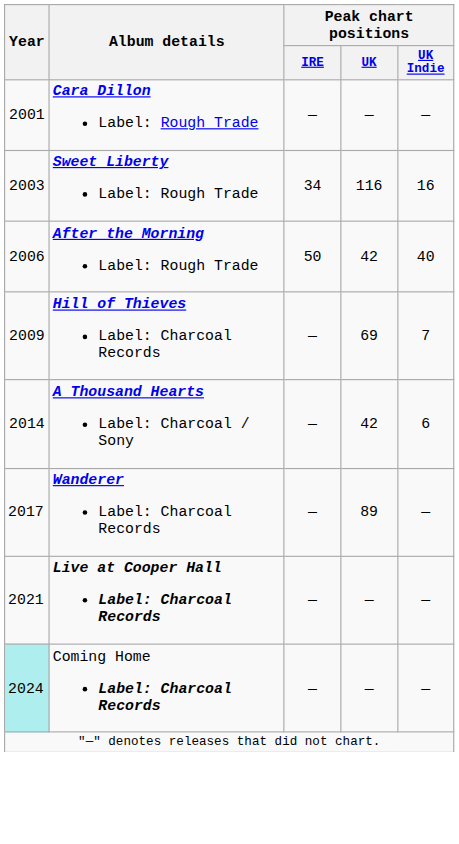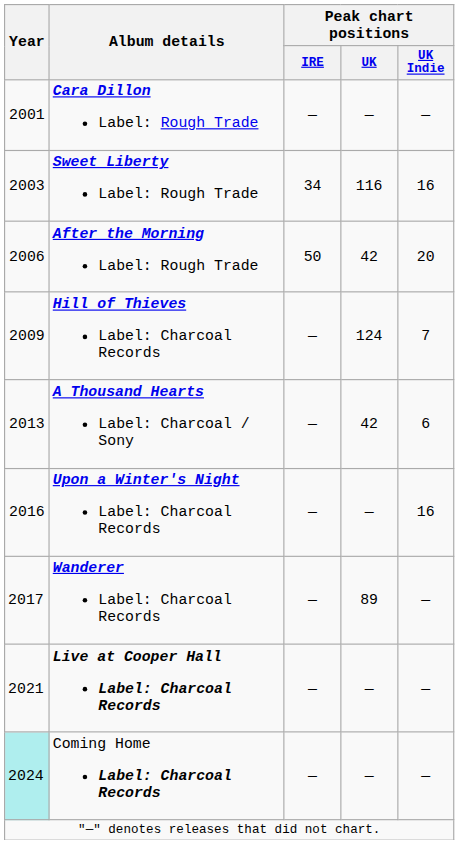(426, 257) 40 -> (426, 257) 20
(369, 336) 69 -> (369, 336) 124
(27, 424) 2014 -> (27, 424) 2013
+ row: (167, 505)
